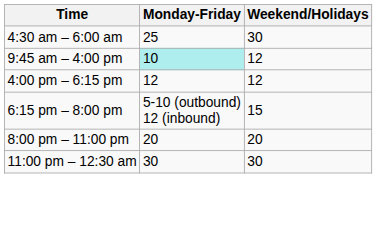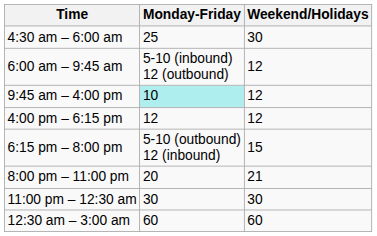+ row: (65, 66)
(255, 140) 20 -> (255, 177) 21
+ row: (69, 220)
